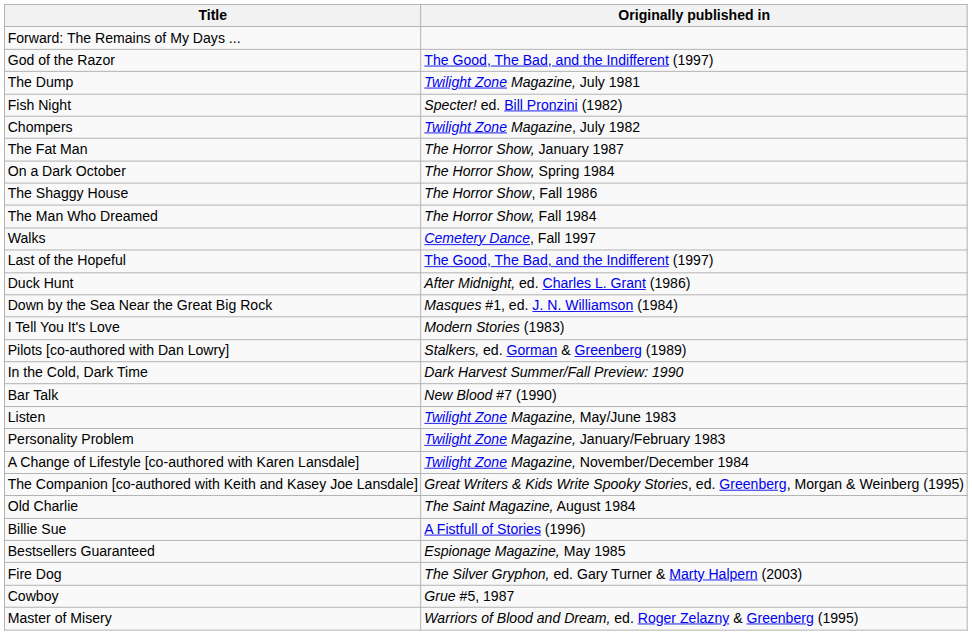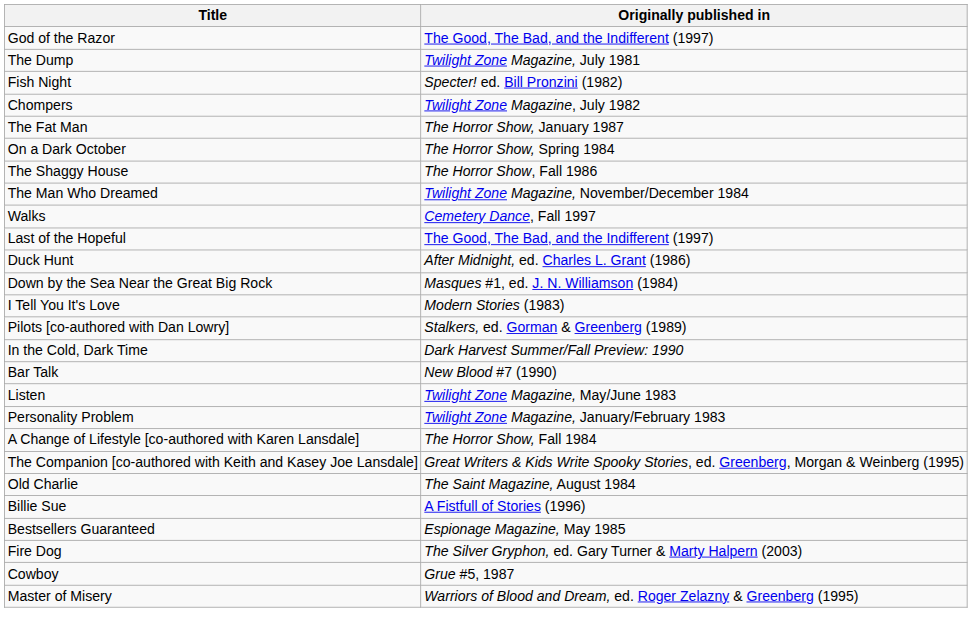- row: (124, 37)
(510, 216) The Horror Show, Fall 1984 -> (587, 194) Twilight Zone Magazine, November/December 1984
(587, 462) Twilight Zone Magazine, November/December 1984 -> (510, 439) The Horror Show, Fall 1984
